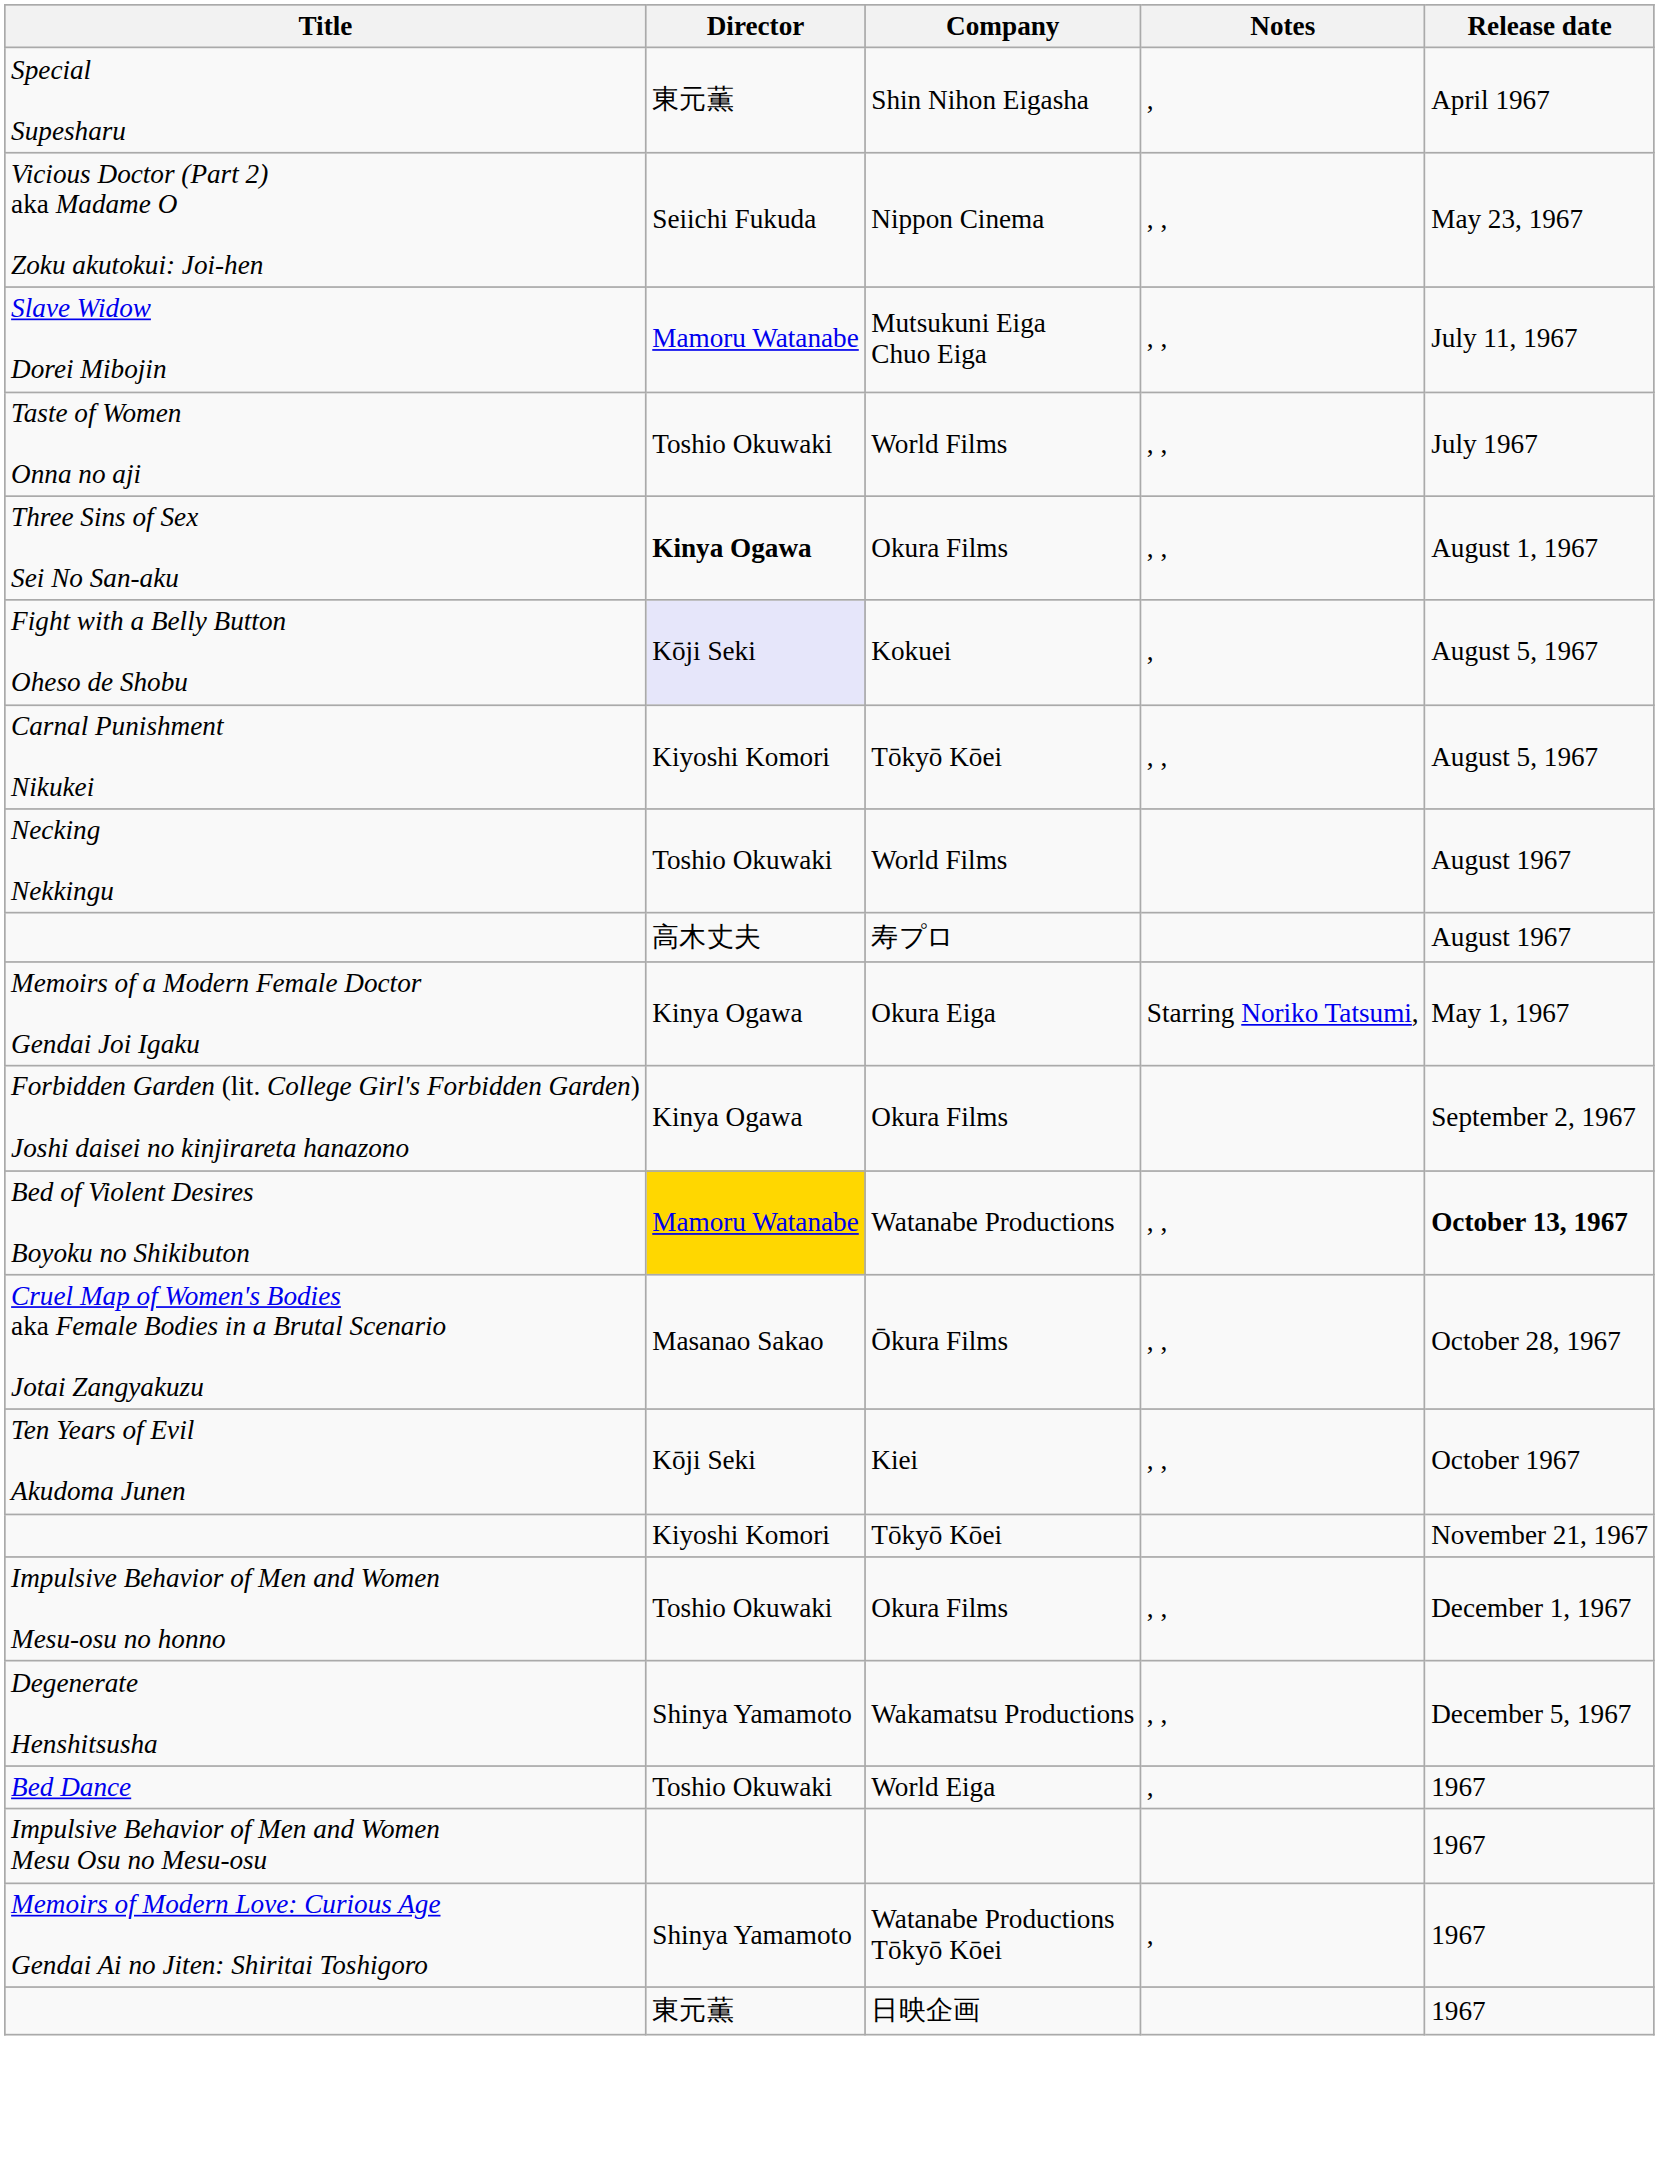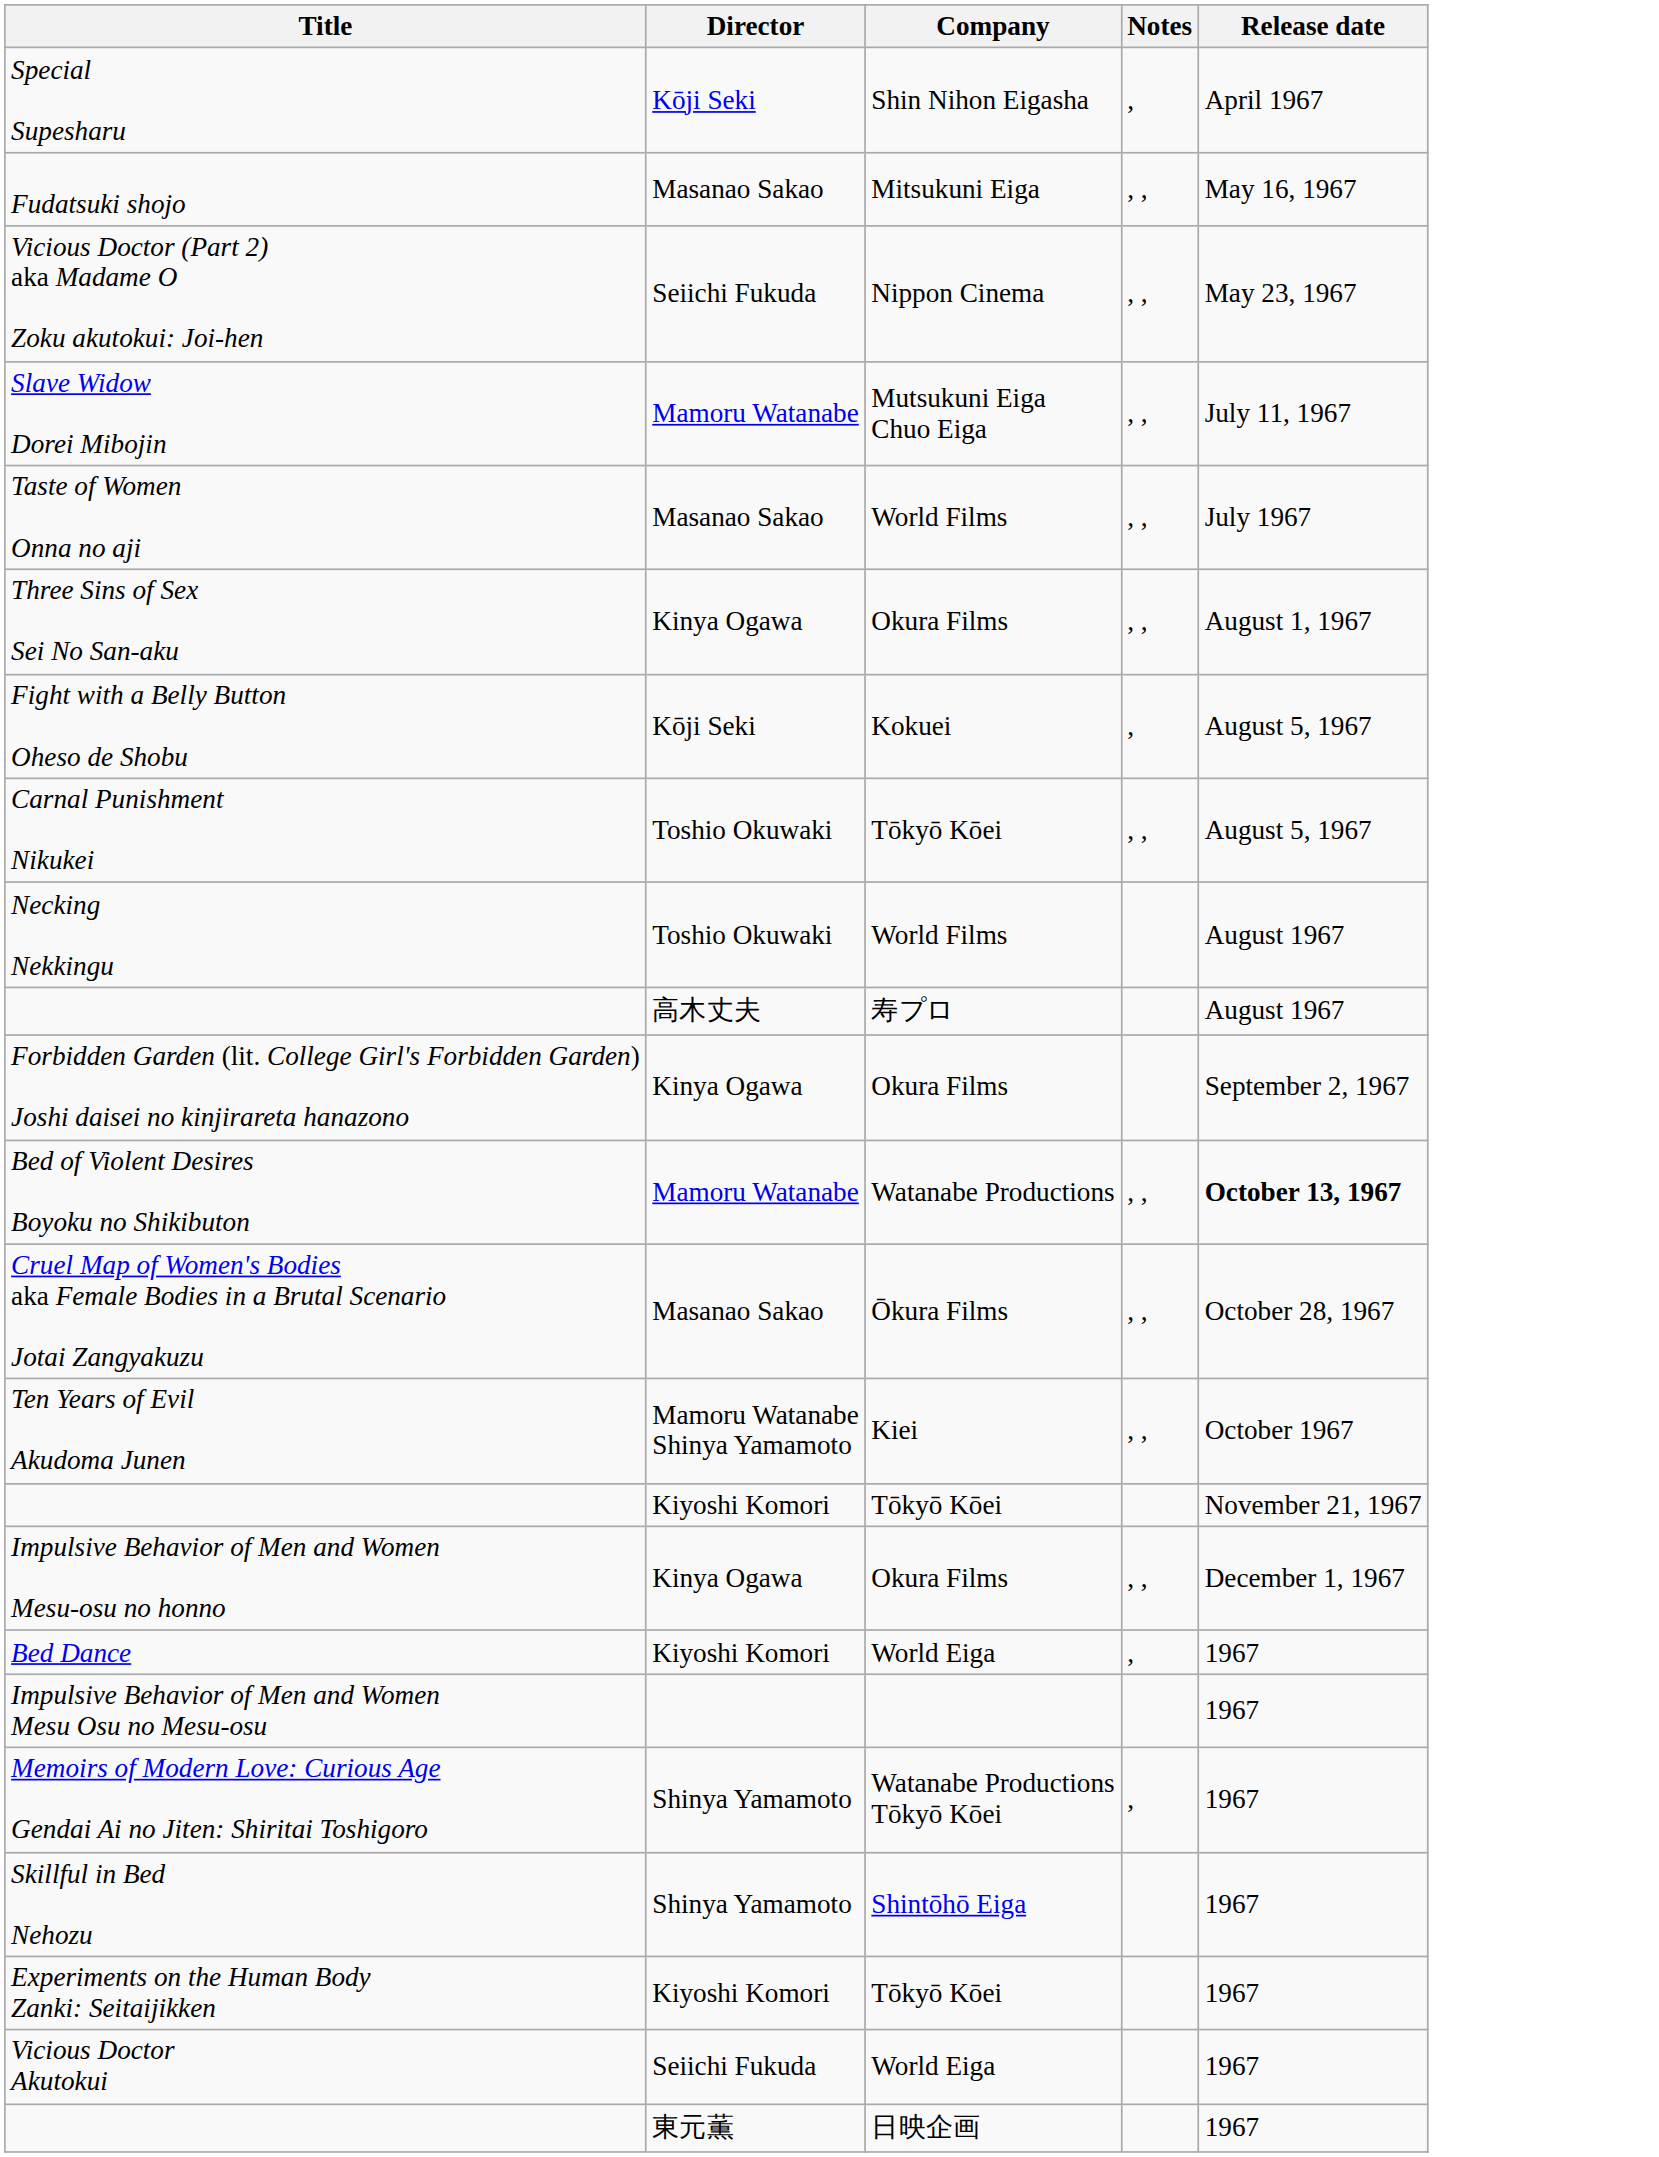(693, 98) 東元薫 -> (704, 99) Kōji Seki
+ row: (98, 204)
(742, 443) Toshio Okuwaki -> (738, 517) Masanao Sakao
(732, 547) bold -> (727, 621) normal
(704, 652) lavender background -> (704, 725) no background
(741, 756) Kiyoshi Komori -> (742, 830) Toshio Okuwaki
- row: (216, 1013)
(756, 1222) gold background -> (756, 1191) no background
(704, 1461) Kōji Seki -> (756, 1430) Mamoru Watanabe Shinya Yamamoto
(742, 1608) Toshio Okuwaki -> (727, 1578) Kinya Ogawa
- row: (84, 1713)
(742, 1786) Toshio Okuwaki -> (741, 1651) Kiyoshi Komori
+ row: (88, 1903)
+ row: (191, 1992)
+ row: (93, 2066)
